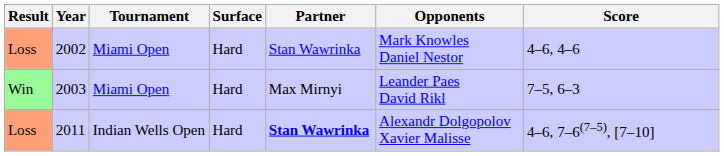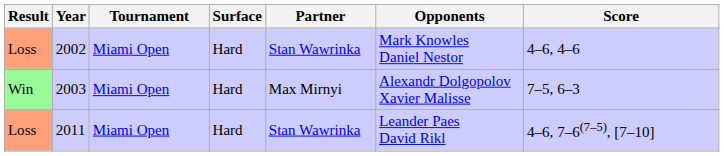(419, 89) Leander Paes David Rikl -> (445, 89) Alexandr Dolgopolov Xavier Malisse
(149, 130) Indian Wells Open -> (131, 130) Miami Open
(319, 130) bold -> (315, 130) normal
(445, 130) Alexandr Dolgopolov Xavier Malisse -> (419, 130) Leander Paes David Rikl
